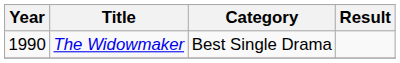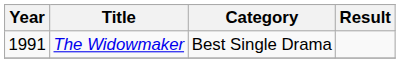(27, 44) 1990 -> (27, 44) 1991
